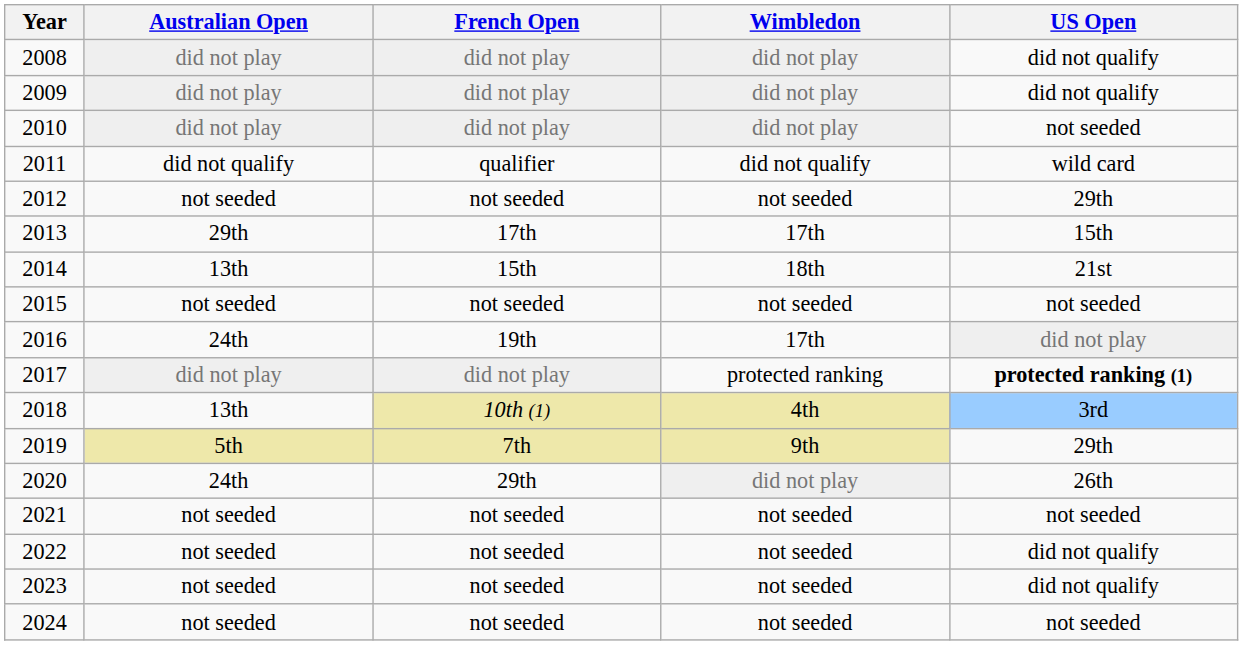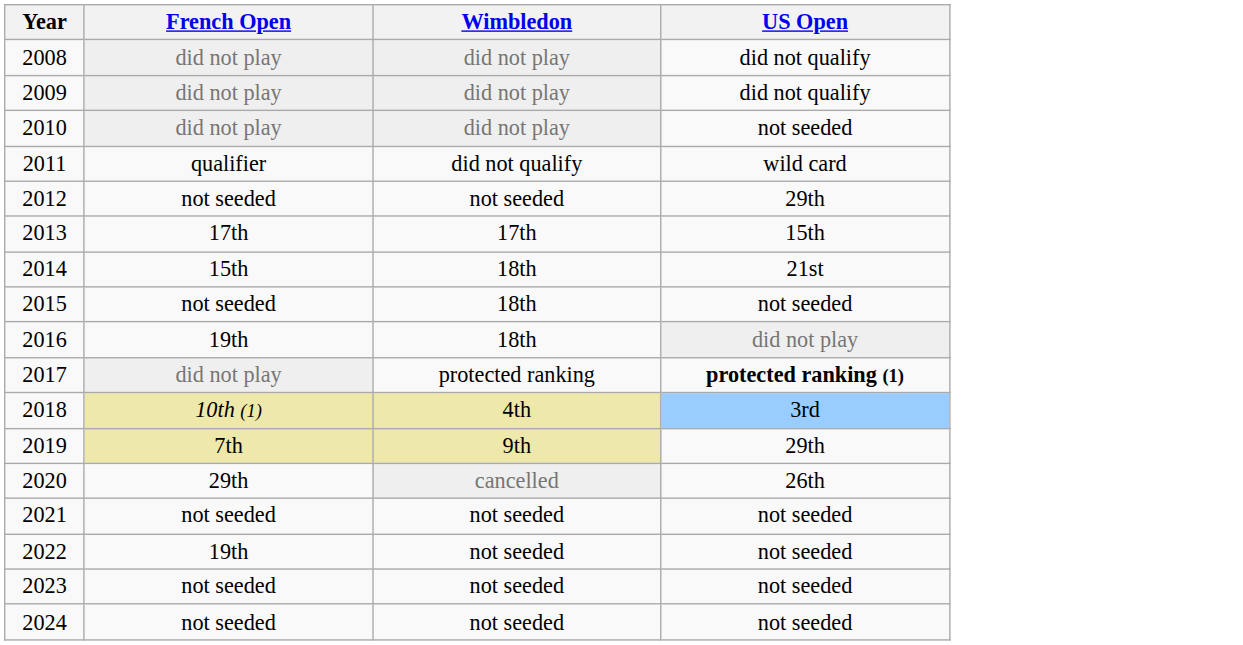- column: (229, 22)
(805, 304) not seeded -> (517, 304) 18th
(805, 339) 17th -> (517, 339) 18th
(805, 480) did not play -> (517, 480) cancelled
(517, 551) not seeded -> (229, 551) 19th
(1093, 551) did not qualify -> (805, 551) not seeded
(1093, 586) did not qualify -> (805, 586) not seeded
